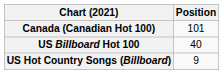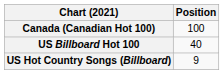(196, 28) 101 -> (196, 28) 100
